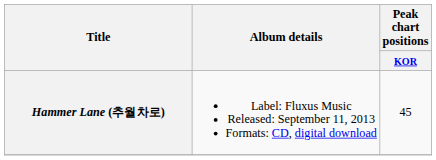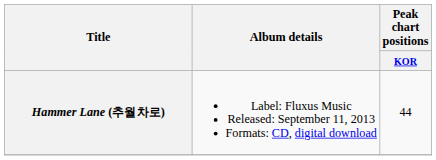(405, 112) 45 -> (405, 112) 44
